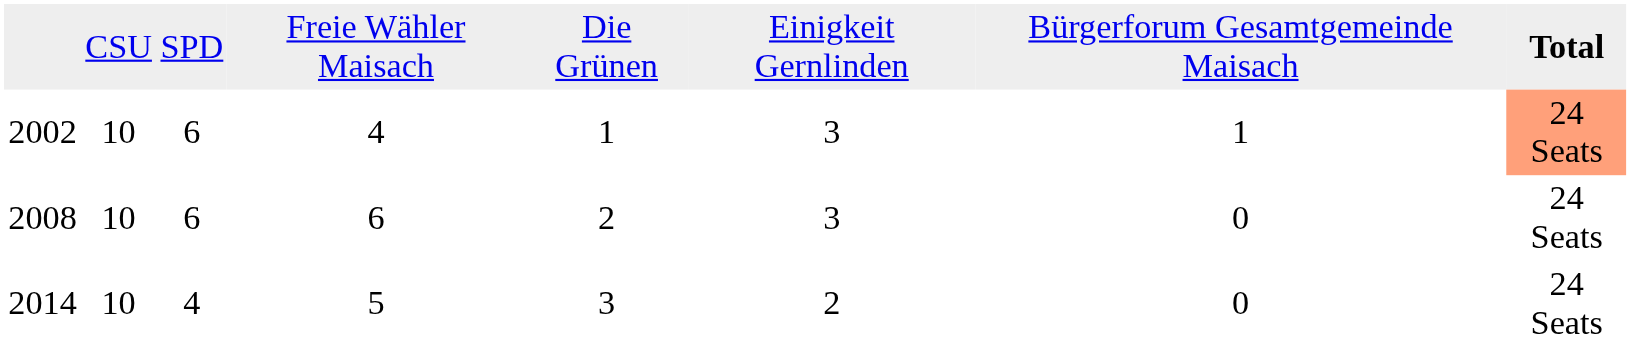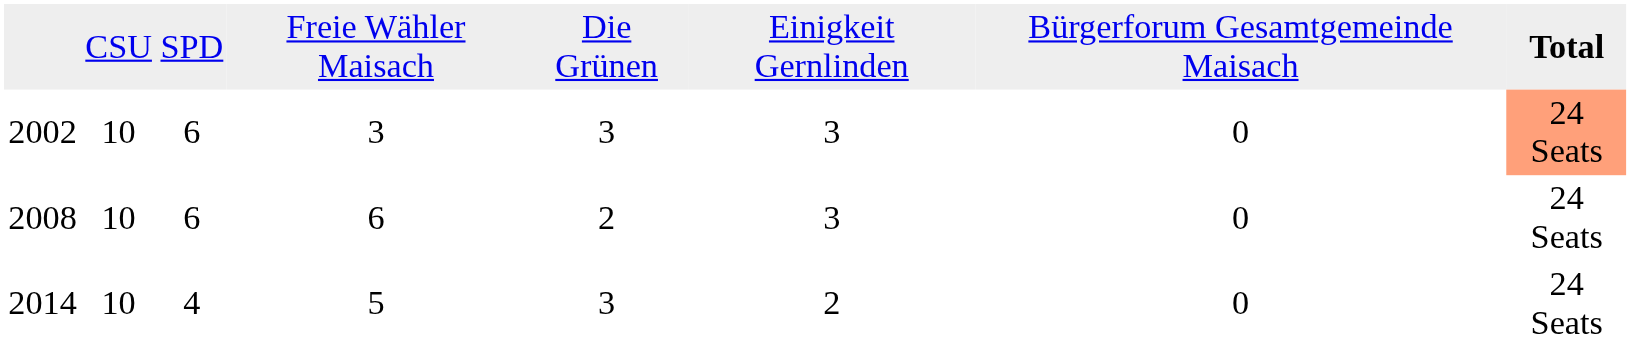(376, 131) 4 -> (376, 131) 3
(607, 131) 1 -> (607, 131) 3
(1241, 131) 1 -> (1241, 131) 0
